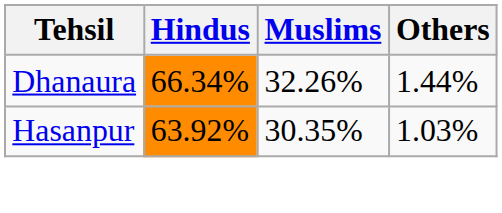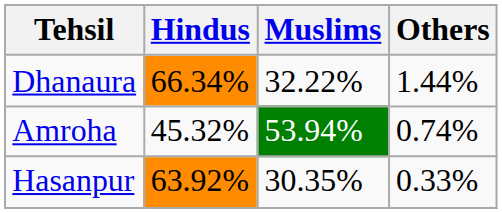(314, 80) 32.26% -> (314, 80) 32.22%
+ row: (65, 130)
(437, 130) 1.03% -> (437, 181) 0.33%
